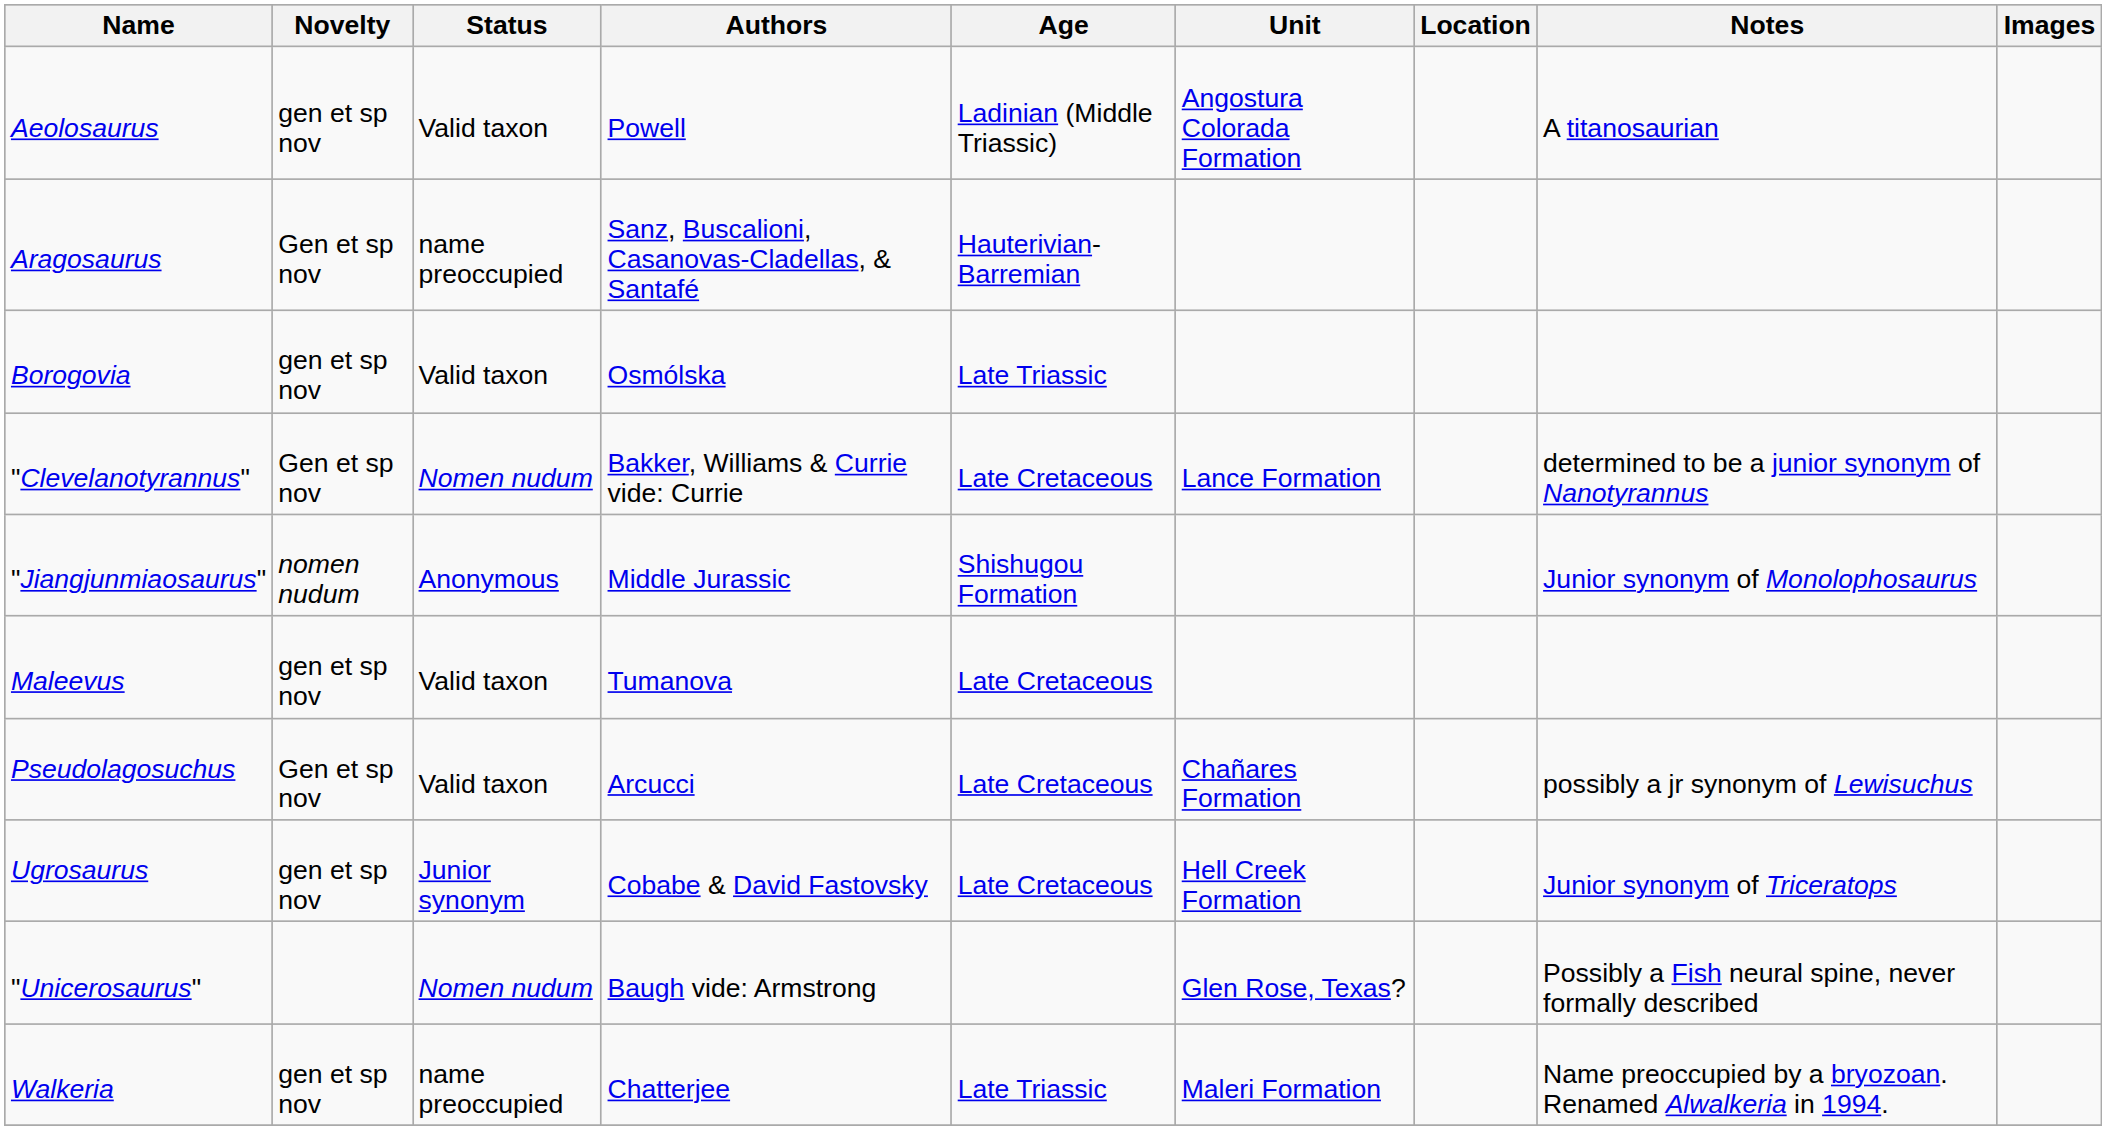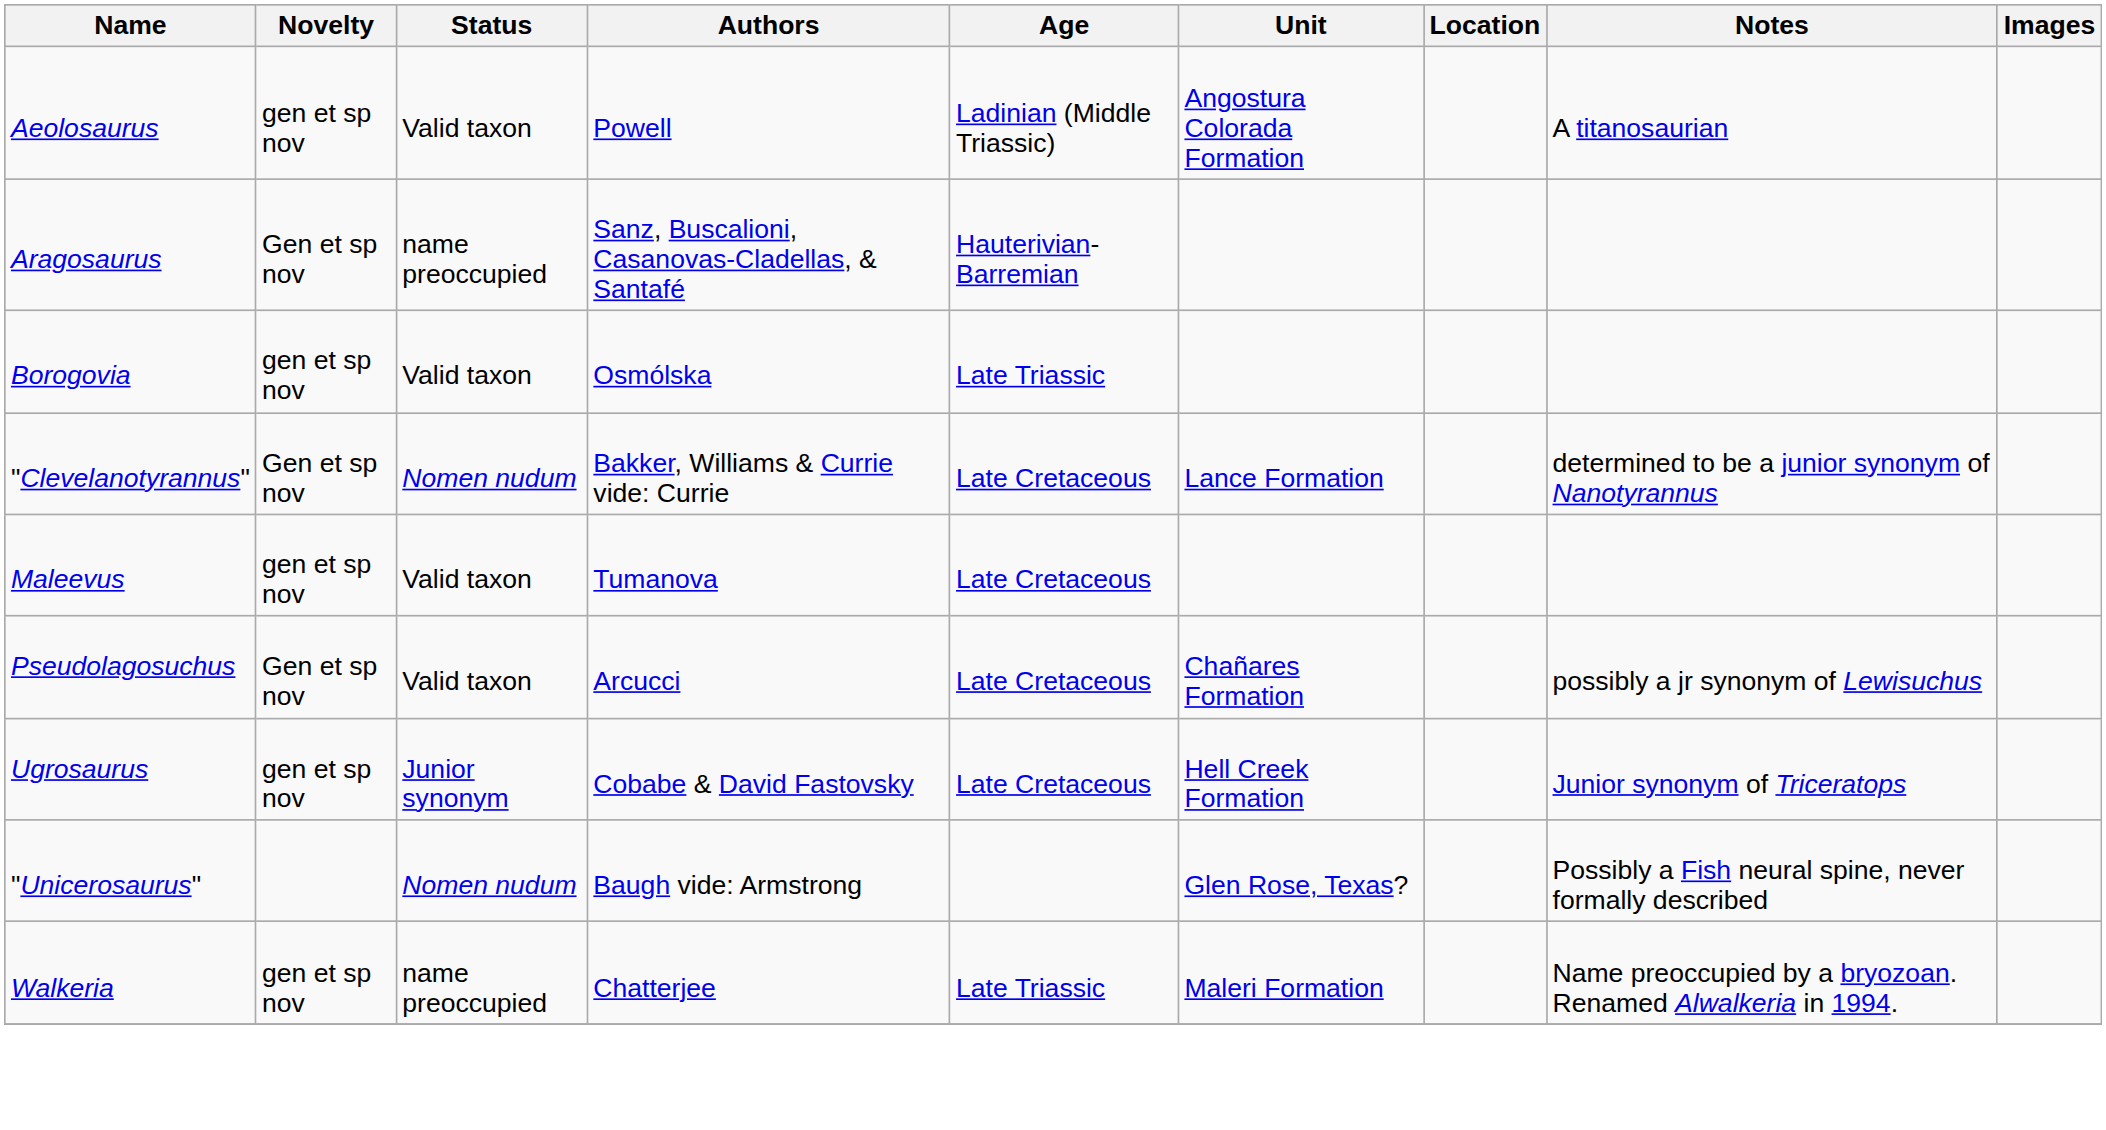- row: (139, 579)
